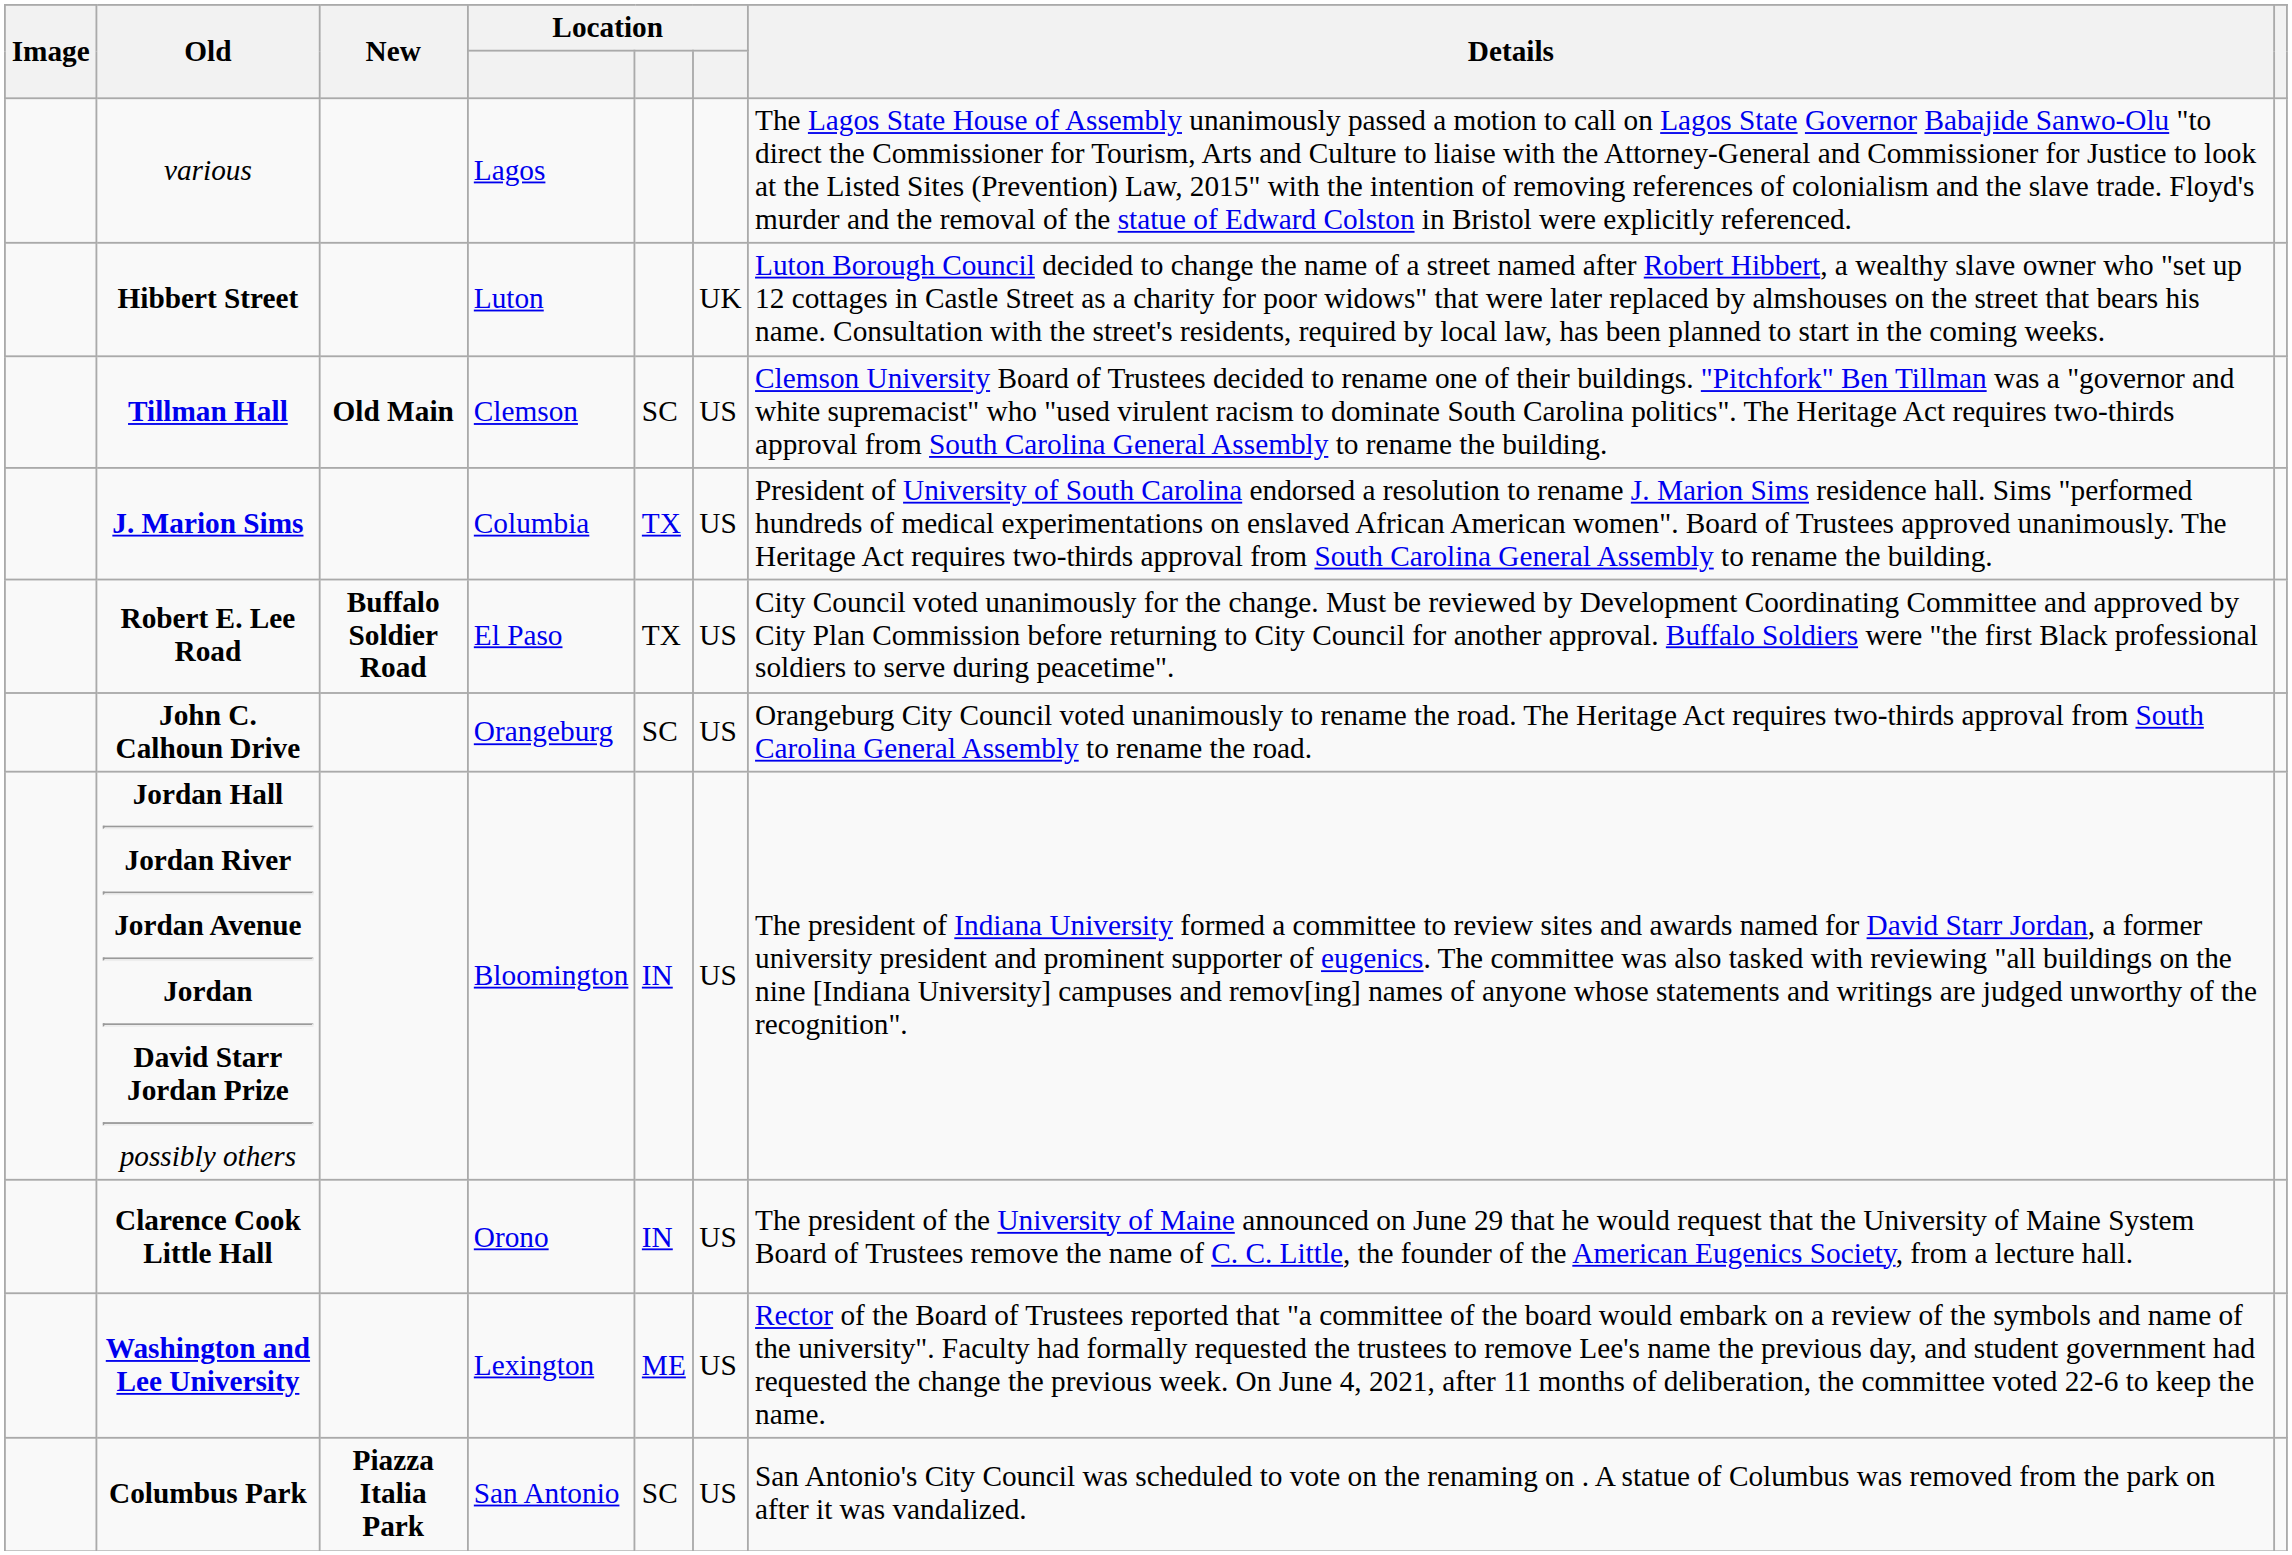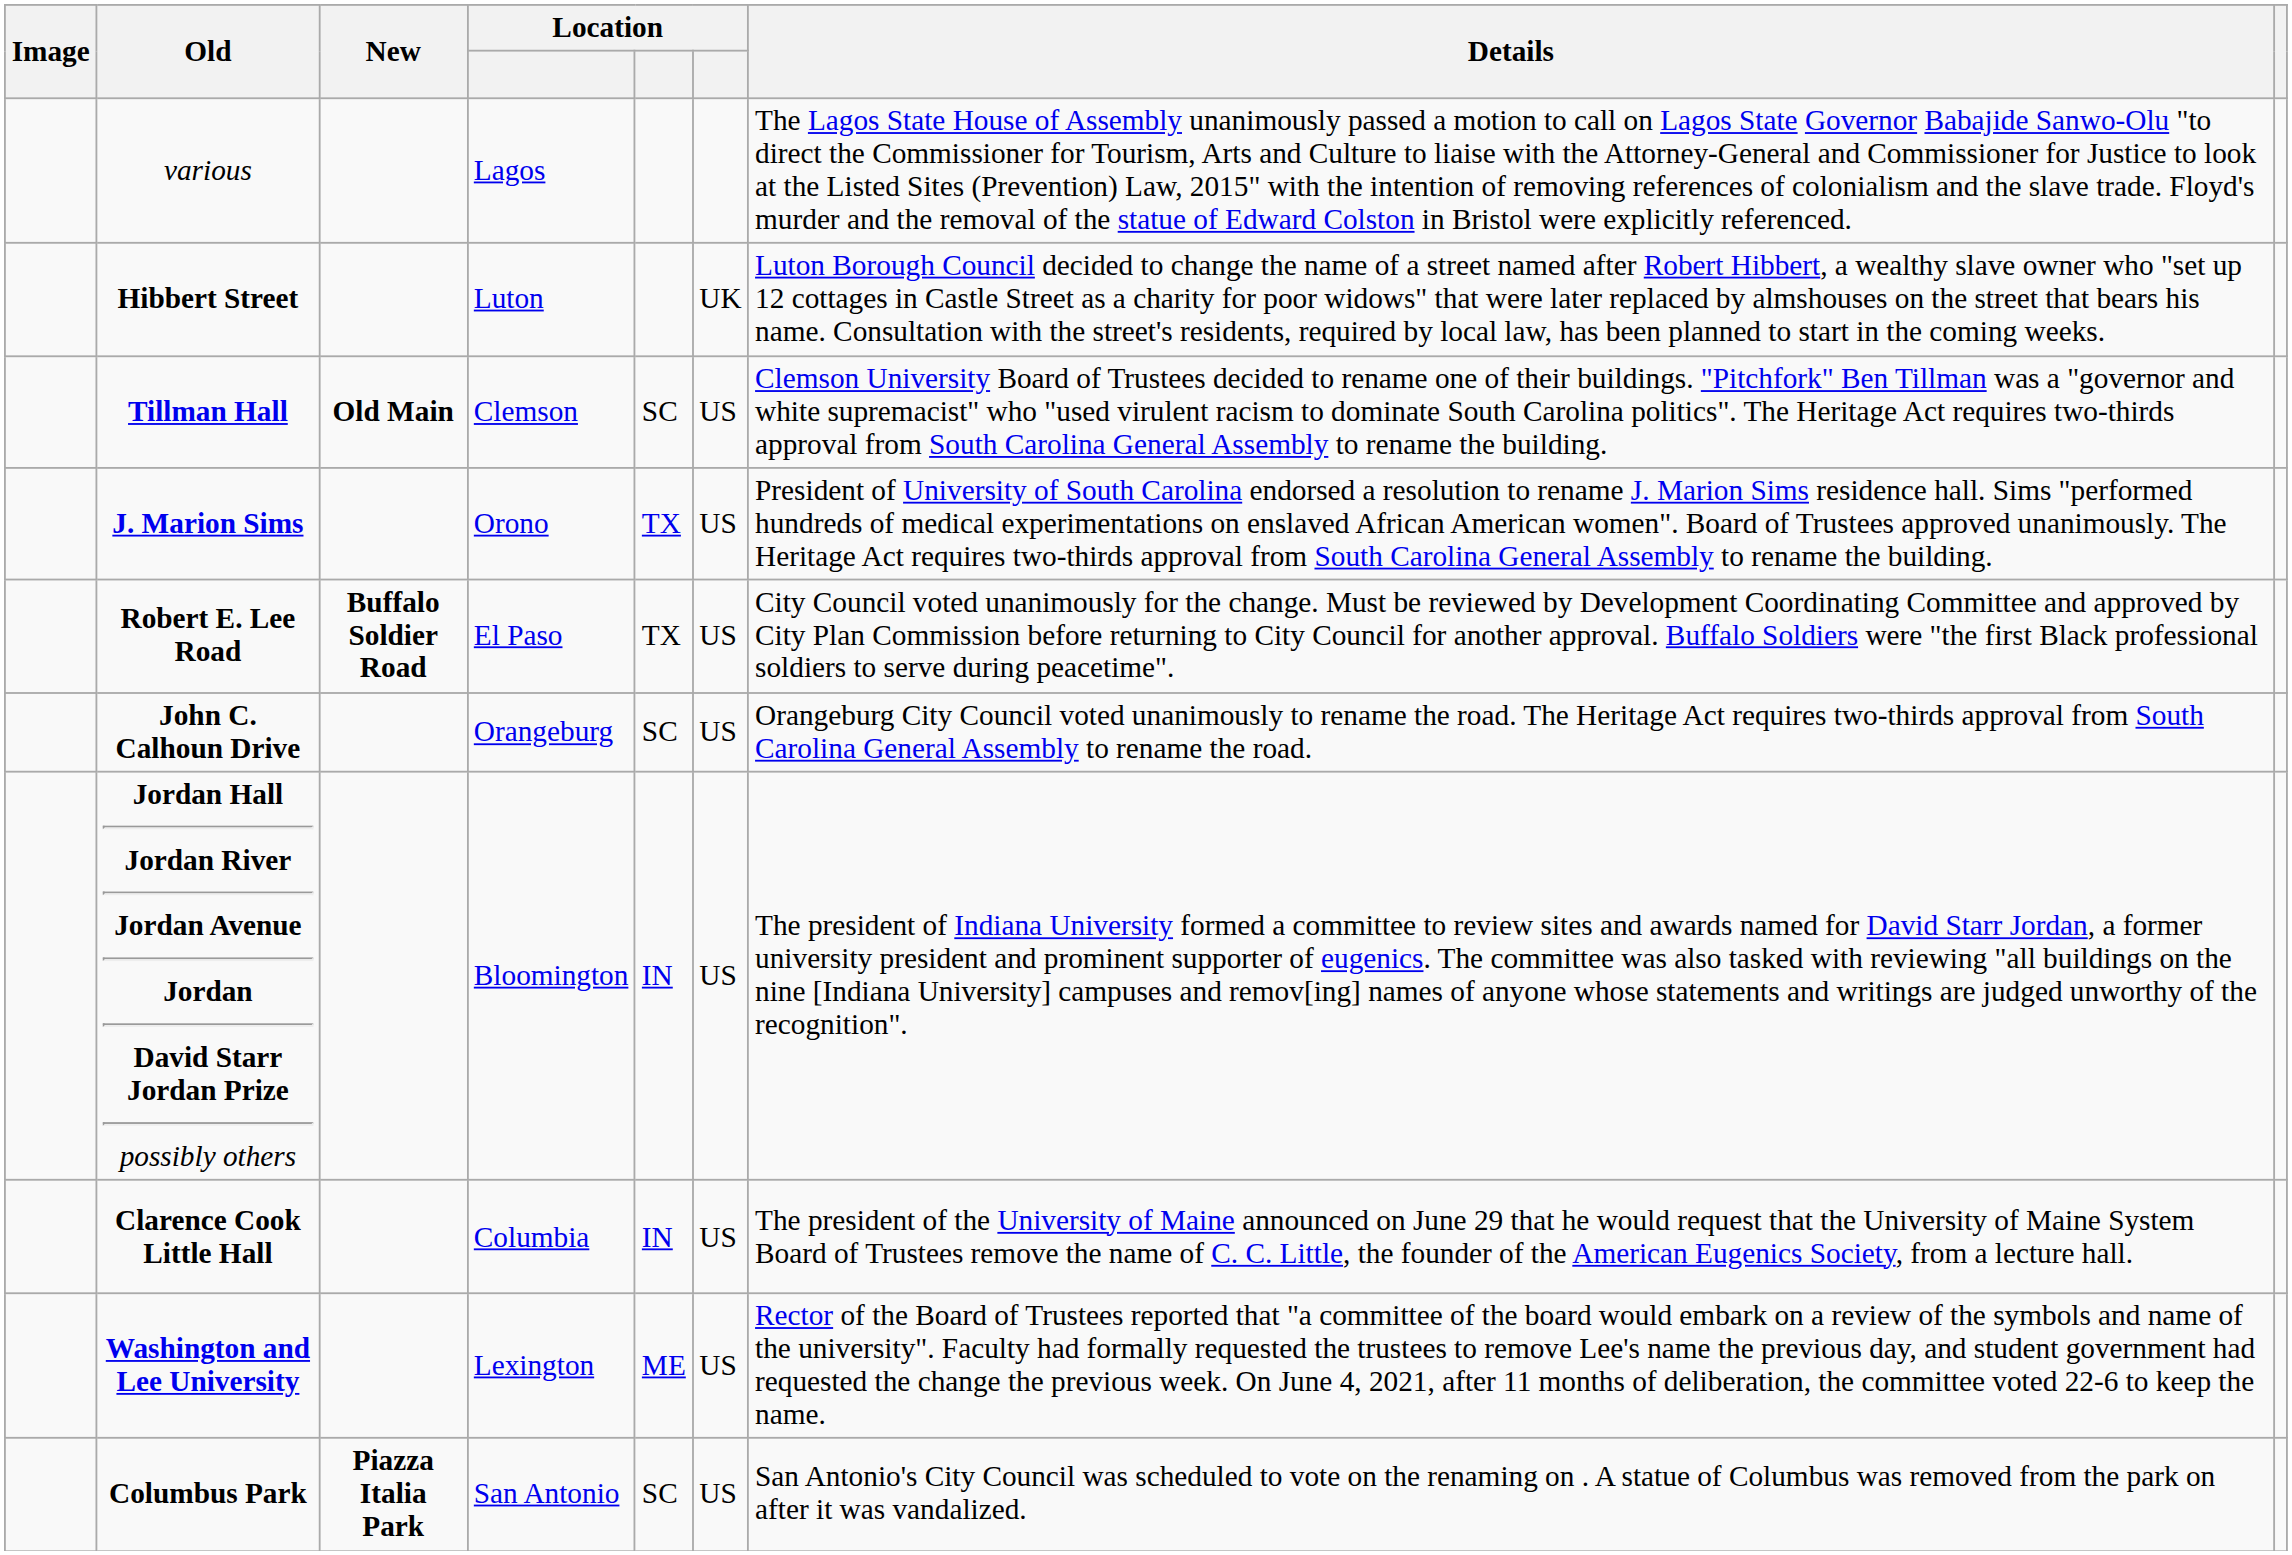(532, 523) Columbia -> (511, 523) Orono
(511, 1236) Orono -> (532, 1236) Columbia
